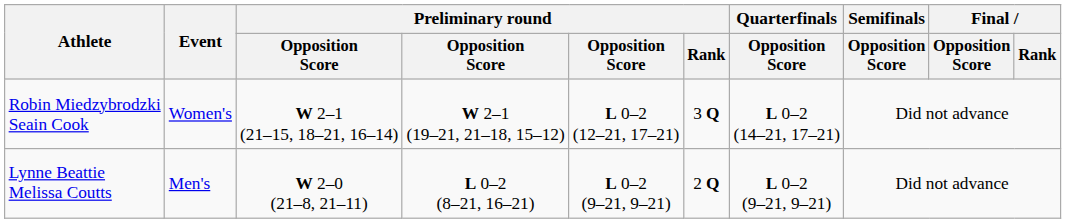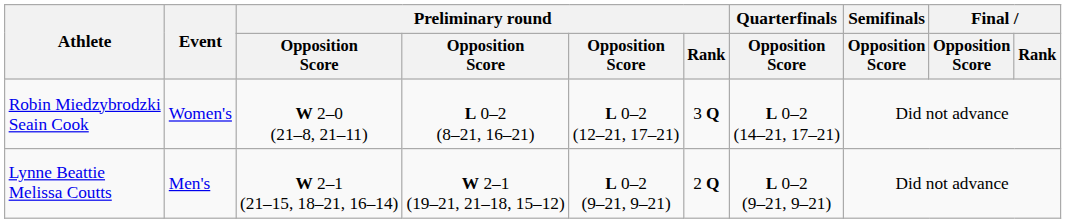(319, 124) W 2–1 (21–15, 18–21, 16–14) -> (319, 124) W 2–0 (21–8, 21–11)
(486, 124) W 2–1 (19–21, 21–18, 15–12) -> (486, 124) L 0–2 (8–21, 16–21)
(319, 193) W 2–0 (21–8, 21–11) -> (319, 193) W 2–1 (21–15, 18–21, 16–14)
(486, 193) L 0–2 (8–21, 16–21) -> (486, 193) W 2–1 (19–21, 21–18, 15–12)
